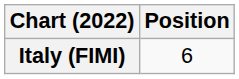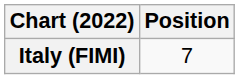(187, 55) 6 -> (187, 55) 7
